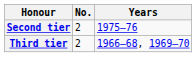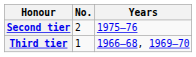(78, 44) 2 -> (78, 44) 1
